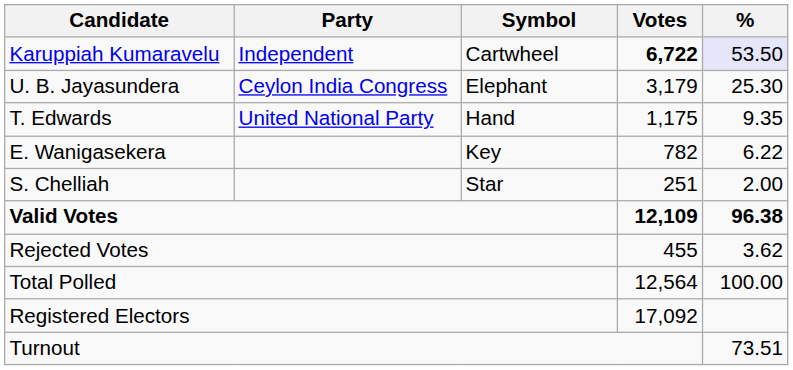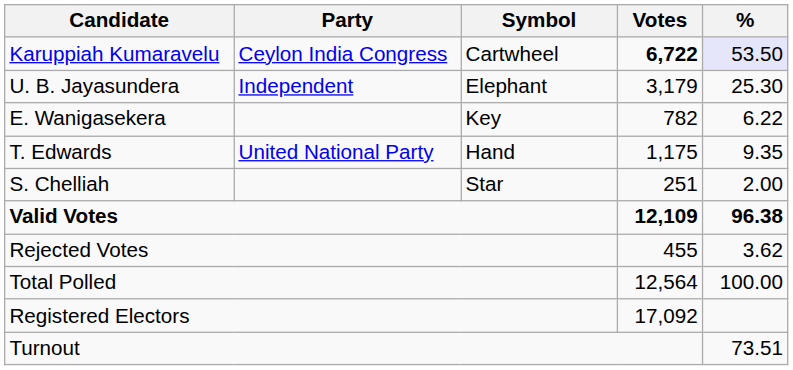(296, 53) Independent -> (343, 53) Ceylon India Congress
(343, 86) Ceylon India Congress -> (296, 86) Independent
rows swapped: (60, 119) <-> (88, 151)
